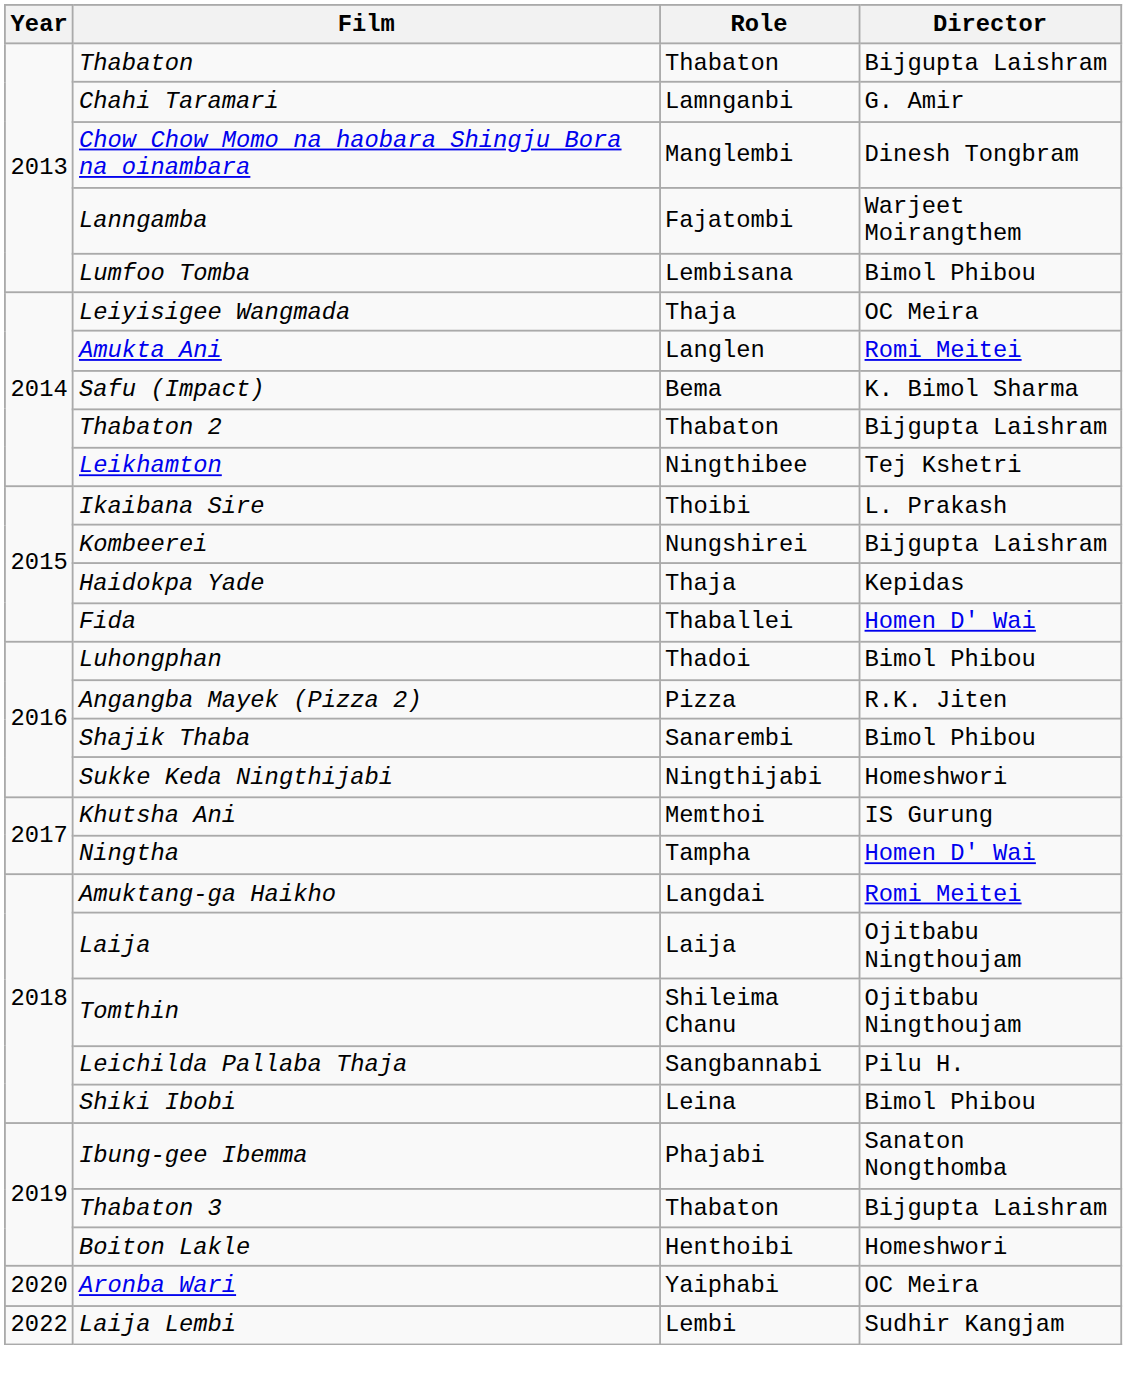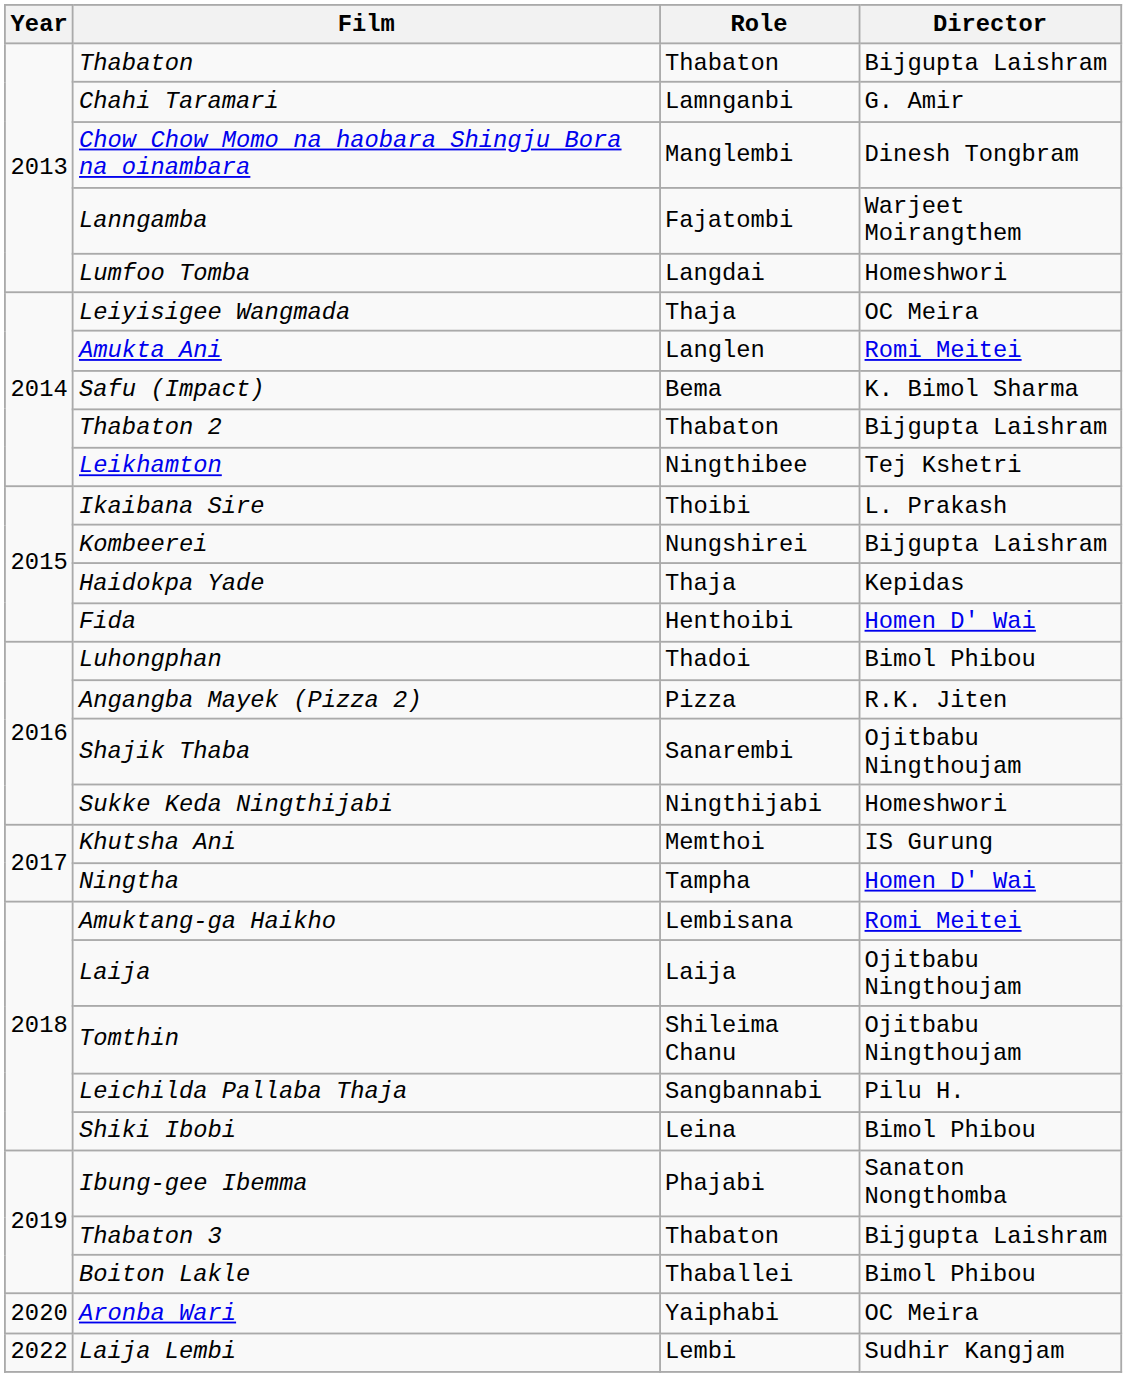(729, 273) Lembisana -> (715, 273) Langdai
(950, 273) Bimol Phibou -> (936, 273) Homeshwori
(729, 622) Thaballei -> (729, 622) Henthoibi
(950, 738) Bimol Phibou -> (943, 752) Ojitbabu Ningthoujam
(715, 893) Langdai -> (729, 921) Lembisana
(729, 1247) Henthoibi -> (729, 1275) Thaballei
(936, 1247) Homeshwori -> (950, 1275) Bimol Phibou
